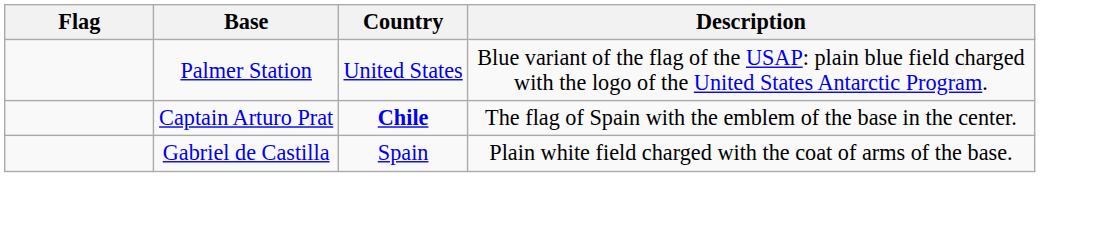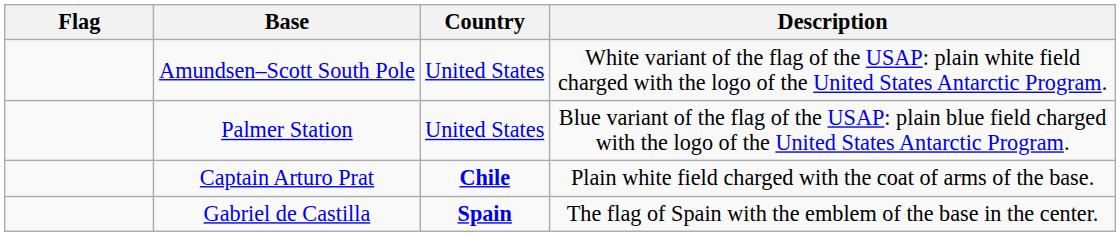+ row: (287, 69)
(751, 117) The flag of Spain with the emblem of the base in the center. -> (833, 177) Plain white field charged with the coat of arms of the base.
(403, 152) normal -> (485, 213) bold
(751, 152) Plain white field charged with the coat of arms of the base. -> (833, 213) The flag of Spain with the emblem of the base in the center.
